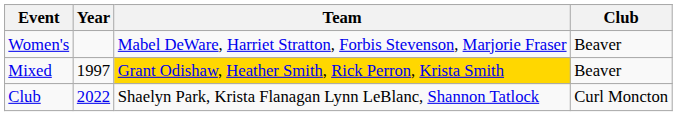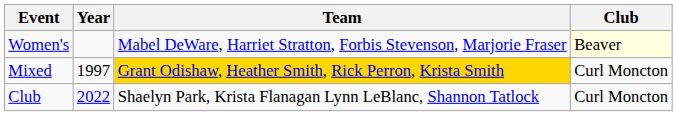(598, 44) no background -> (598, 44) lightyellow background
(598, 70) Beaver -> (621, 70) Curl Moncton
